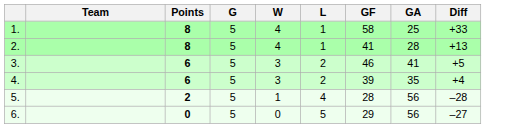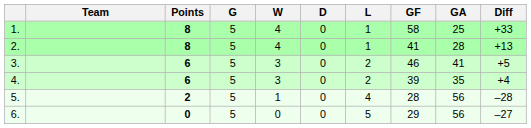+ column: (323, 13)
